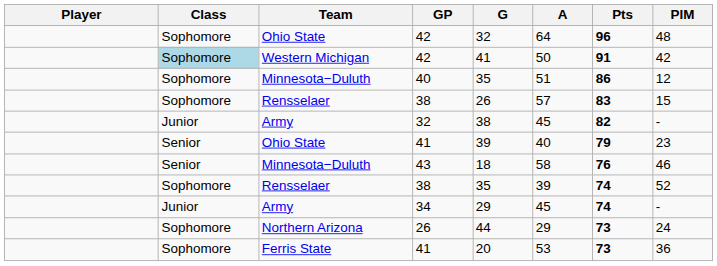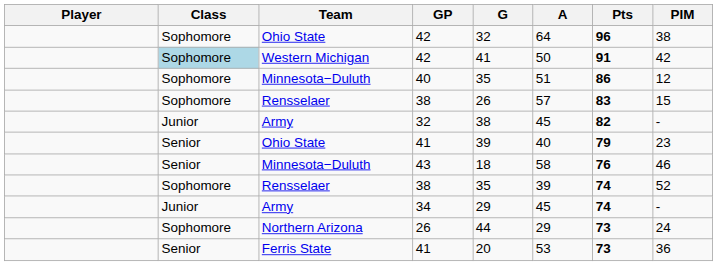(663, 36) 48 -> (663, 36) 38
(196, 249) Sophomore -> (181, 249) Senior
